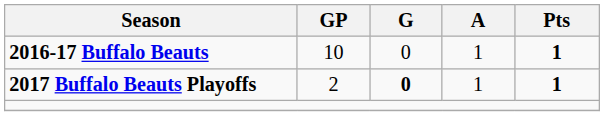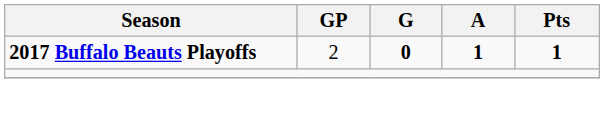- row: (109, 52)
(478, 84) normal -> (478, 52) bold
